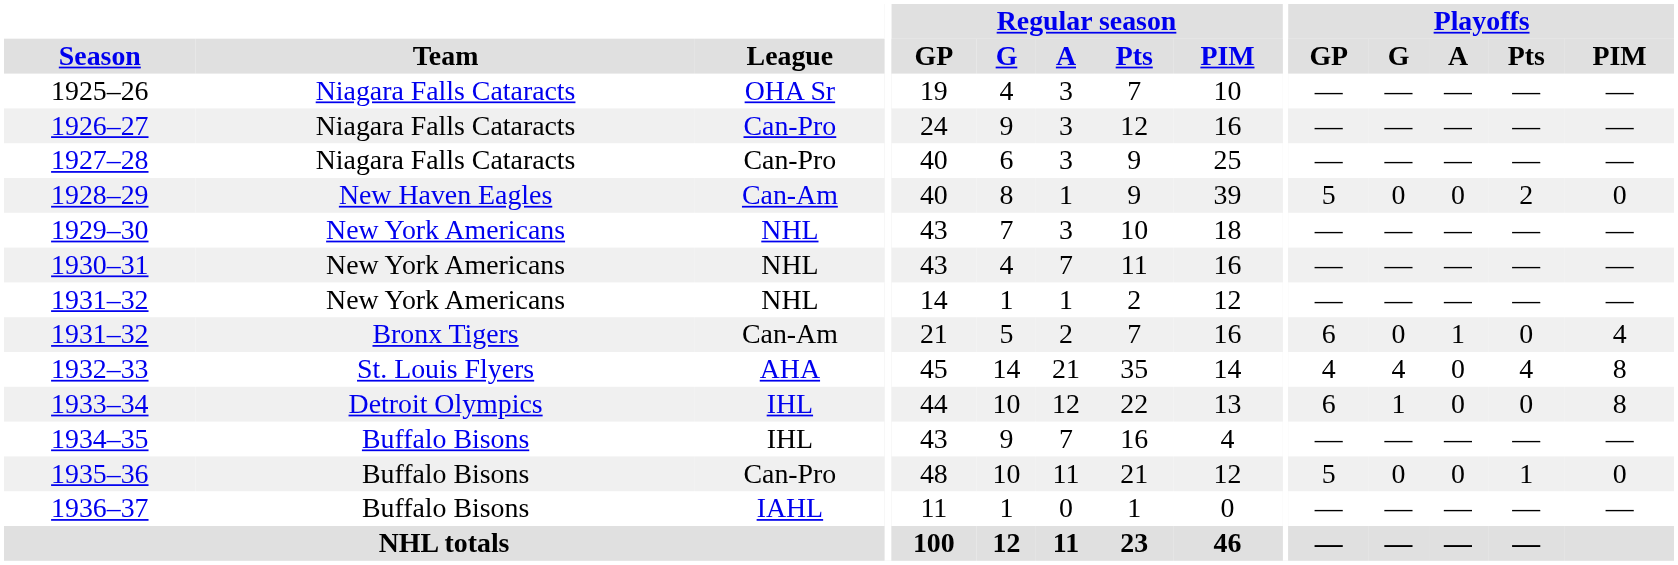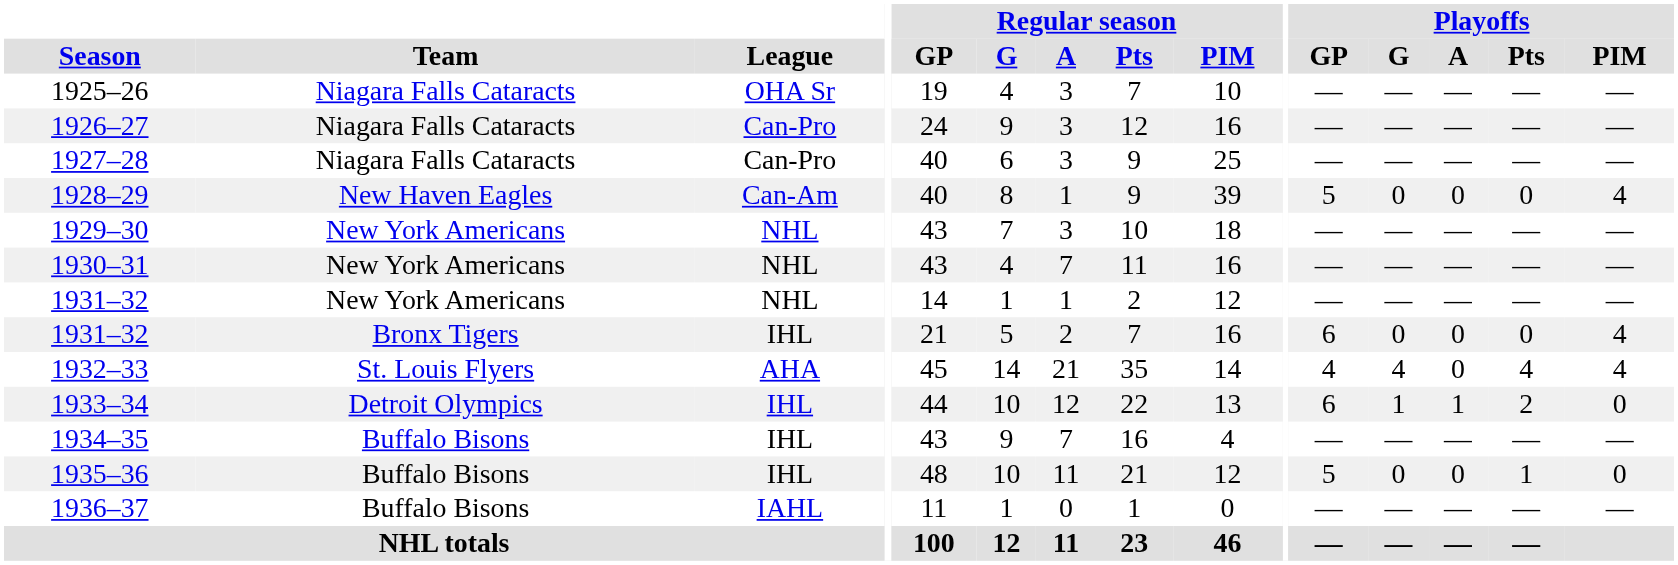(1526, 195) 2 -> (1526, 195) 0
(1620, 195) 0 -> (1620, 195) 4
(790, 334) Can-Am -> (790, 334) IHL
(1458, 334) 1 -> (1458, 334) 0
(1620, 369) 8 -> (1620, 369) 4
(1458, 403) 0 -> (1458, 403) 1
(1526, 403) 0 -> (1526, 403) 2
(1620, 403) 8 -> (1620, 403) 0
(790, 473) Can-Pro -> (790, 473) IHL
